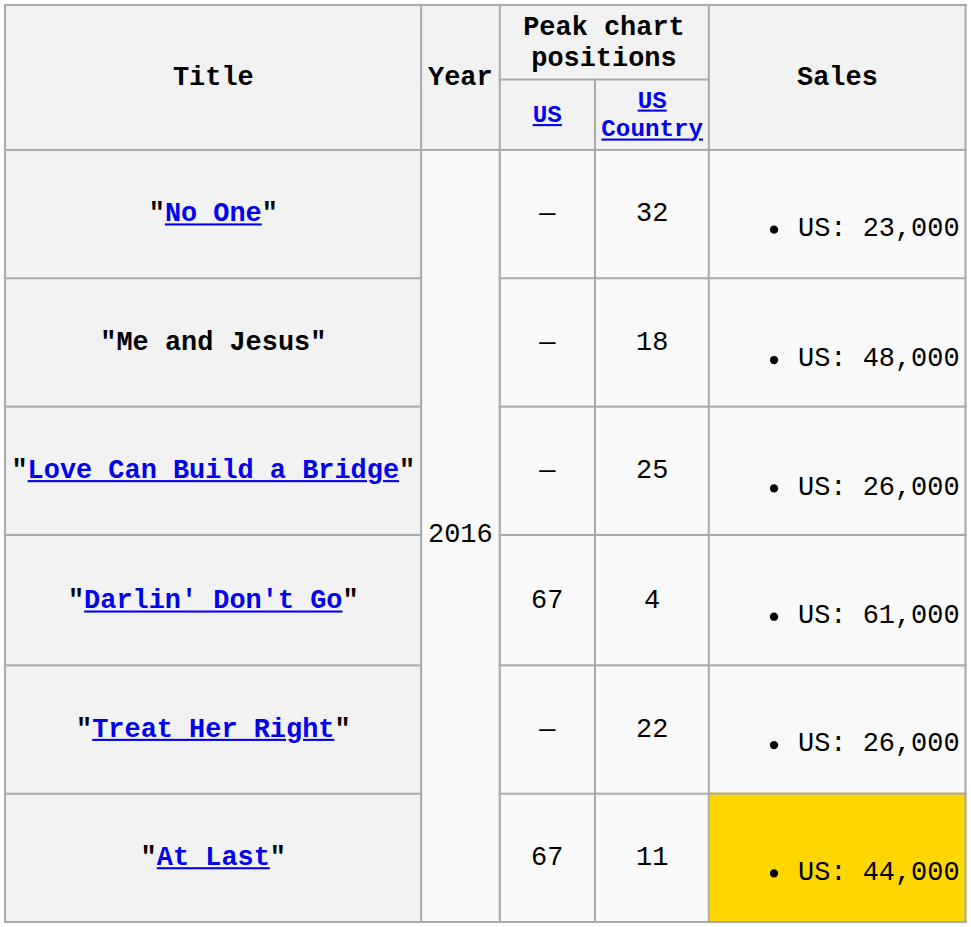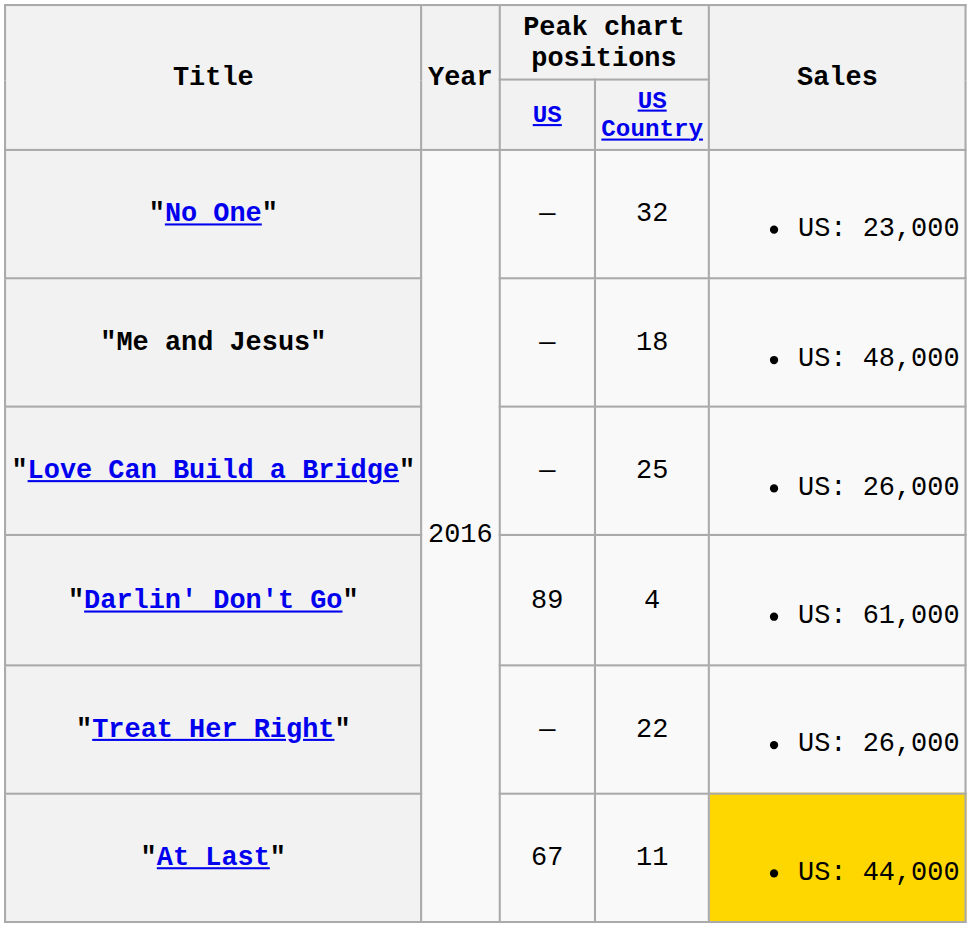(547, 600) 67 -> (547, 600) 89
